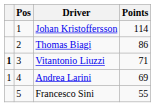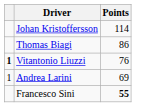- column: (24, 12)
(143, 61) 71 -> (124, 61) 76
(143, 94) normal -> (124, 94) bold
